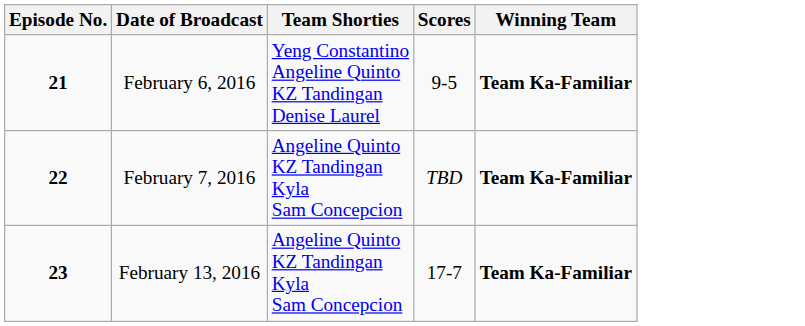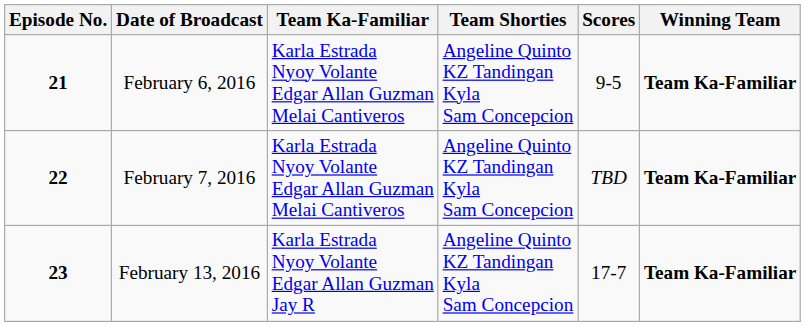+ column: (353, 19)
(340, 82) Yeng Constantino Angeline Quinto KZ Tandingan Denise Laurel -> (508, 82) Angeline Quinto KZ Tandingan Kyla Sam Concepcion
